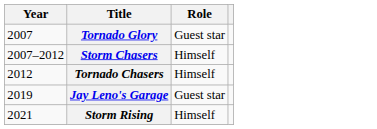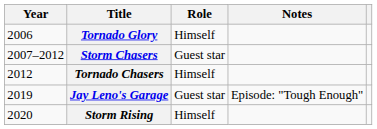+ column: (297, 14)
(20, 34) 2007 -> (20, 34) 2006
(200, 34) Guest star -> (195, 34) Himself
(195, 54) Himself -> (200, 54) Guest star
(20, 114) 2021 -> (20, 114) 2020
